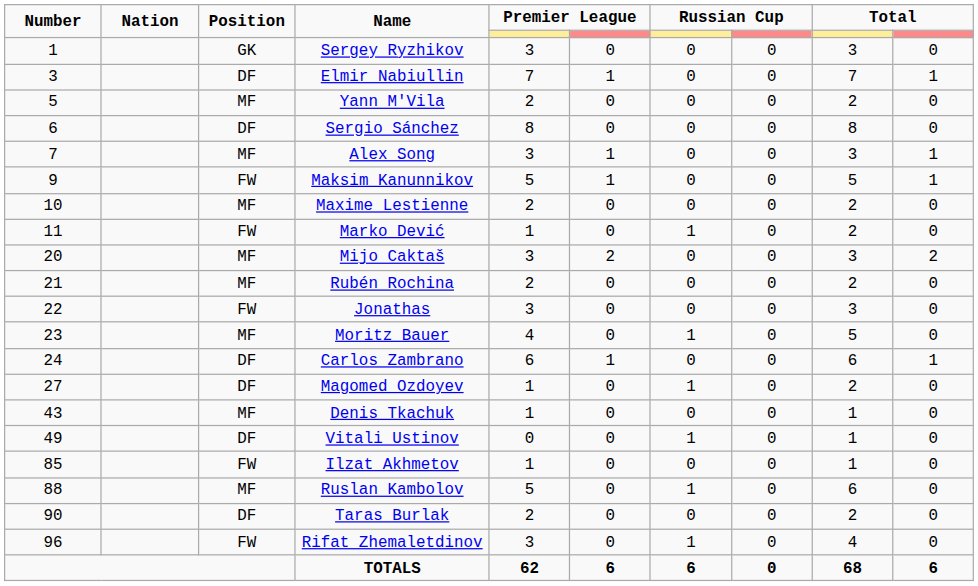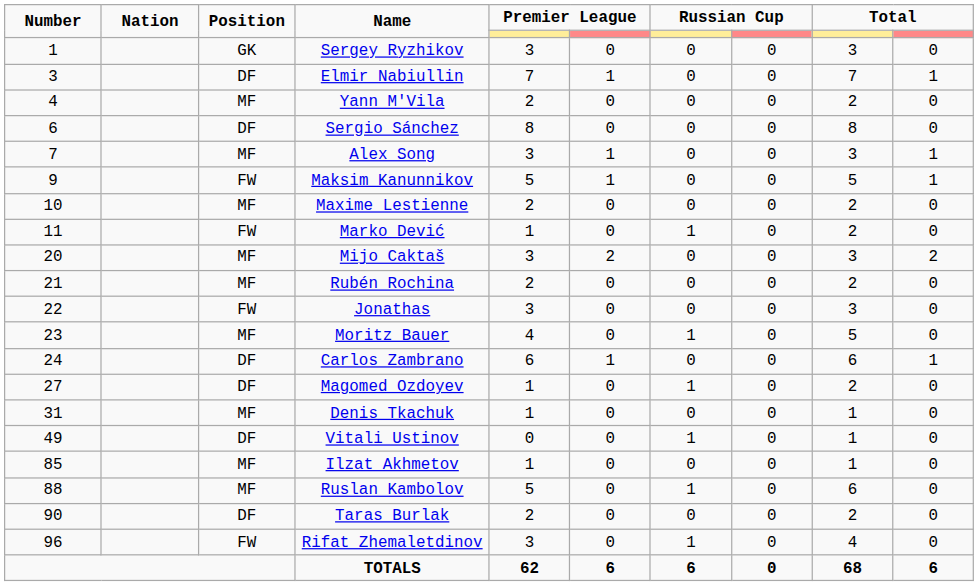(53, 103) 5 -> (53, 103) 4
(53, 413) 43 -> (53, 413) 31
(247, 465) FW -> (247, 465) MF
